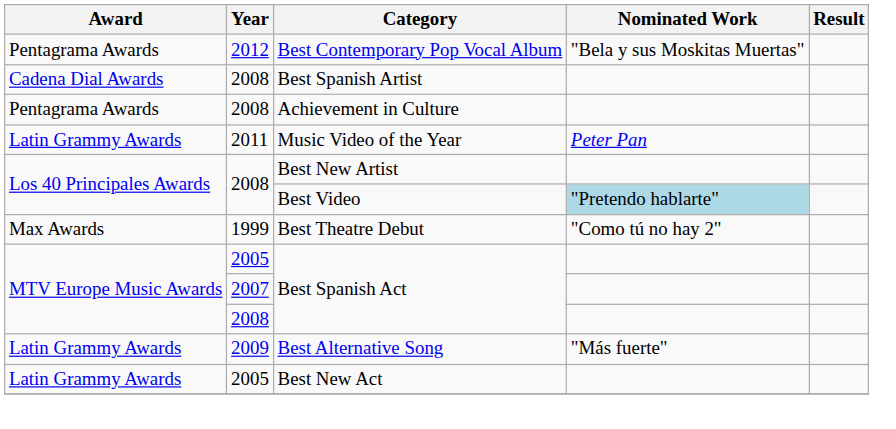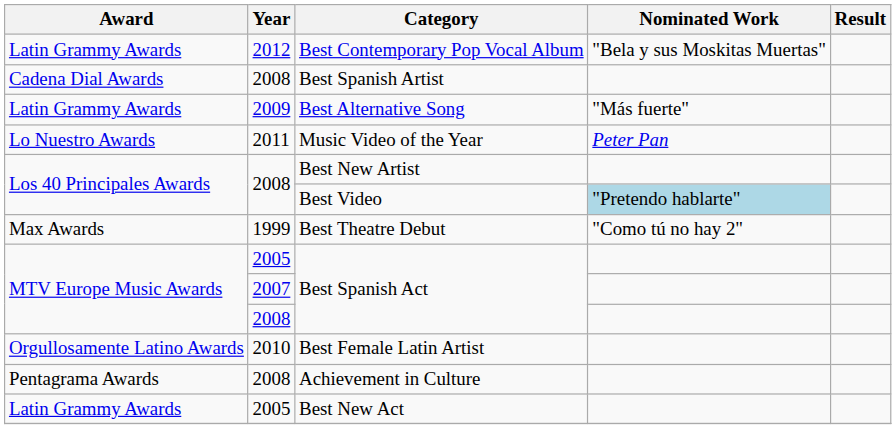(84, 49) Pentagrama Awards -> (95, 49) Latin Grammy Awards
rows swapped: (250, 348) <-> (250, 109)
(95, 139) Latin Grammy Awards -> (82, 139) Lo Nuestro Awards
+ row: (271, 348)
